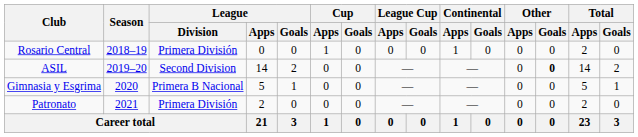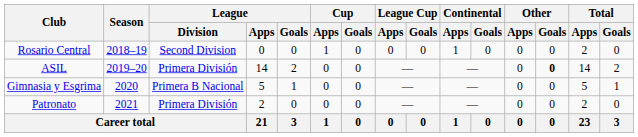(198, 50) Primera División -> (198, 50) Second Division
(198, 68) Second Division -> (198, 68) Primera División
